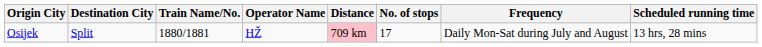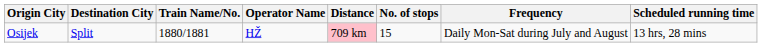(386, 32) 17 -> (386, 32) 15
